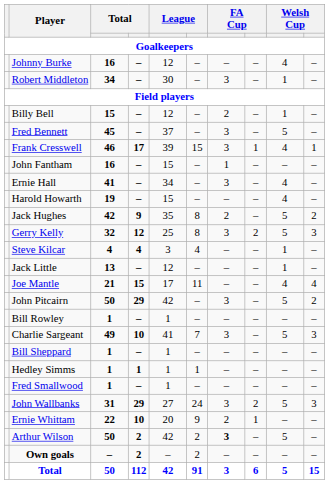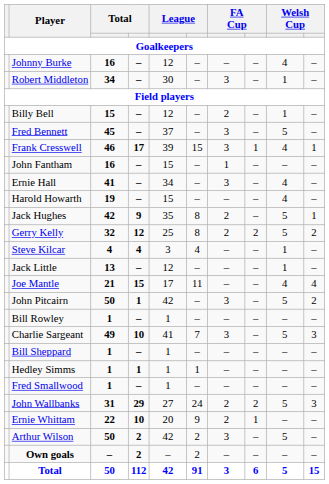(314, 216) 2 -> (314, 216) 1
(226, 233) 3 -> (226, 233) 2
(314, 233) 3 -> (314, 233) 2
(139, 301) 29 -> (139, 301) 1
(226, 403) 3 -> (226, 403) 2
(226, 437) bold -> (226, 437) normal
